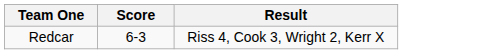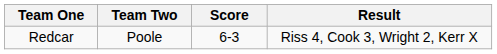+ column: (145, 15)
